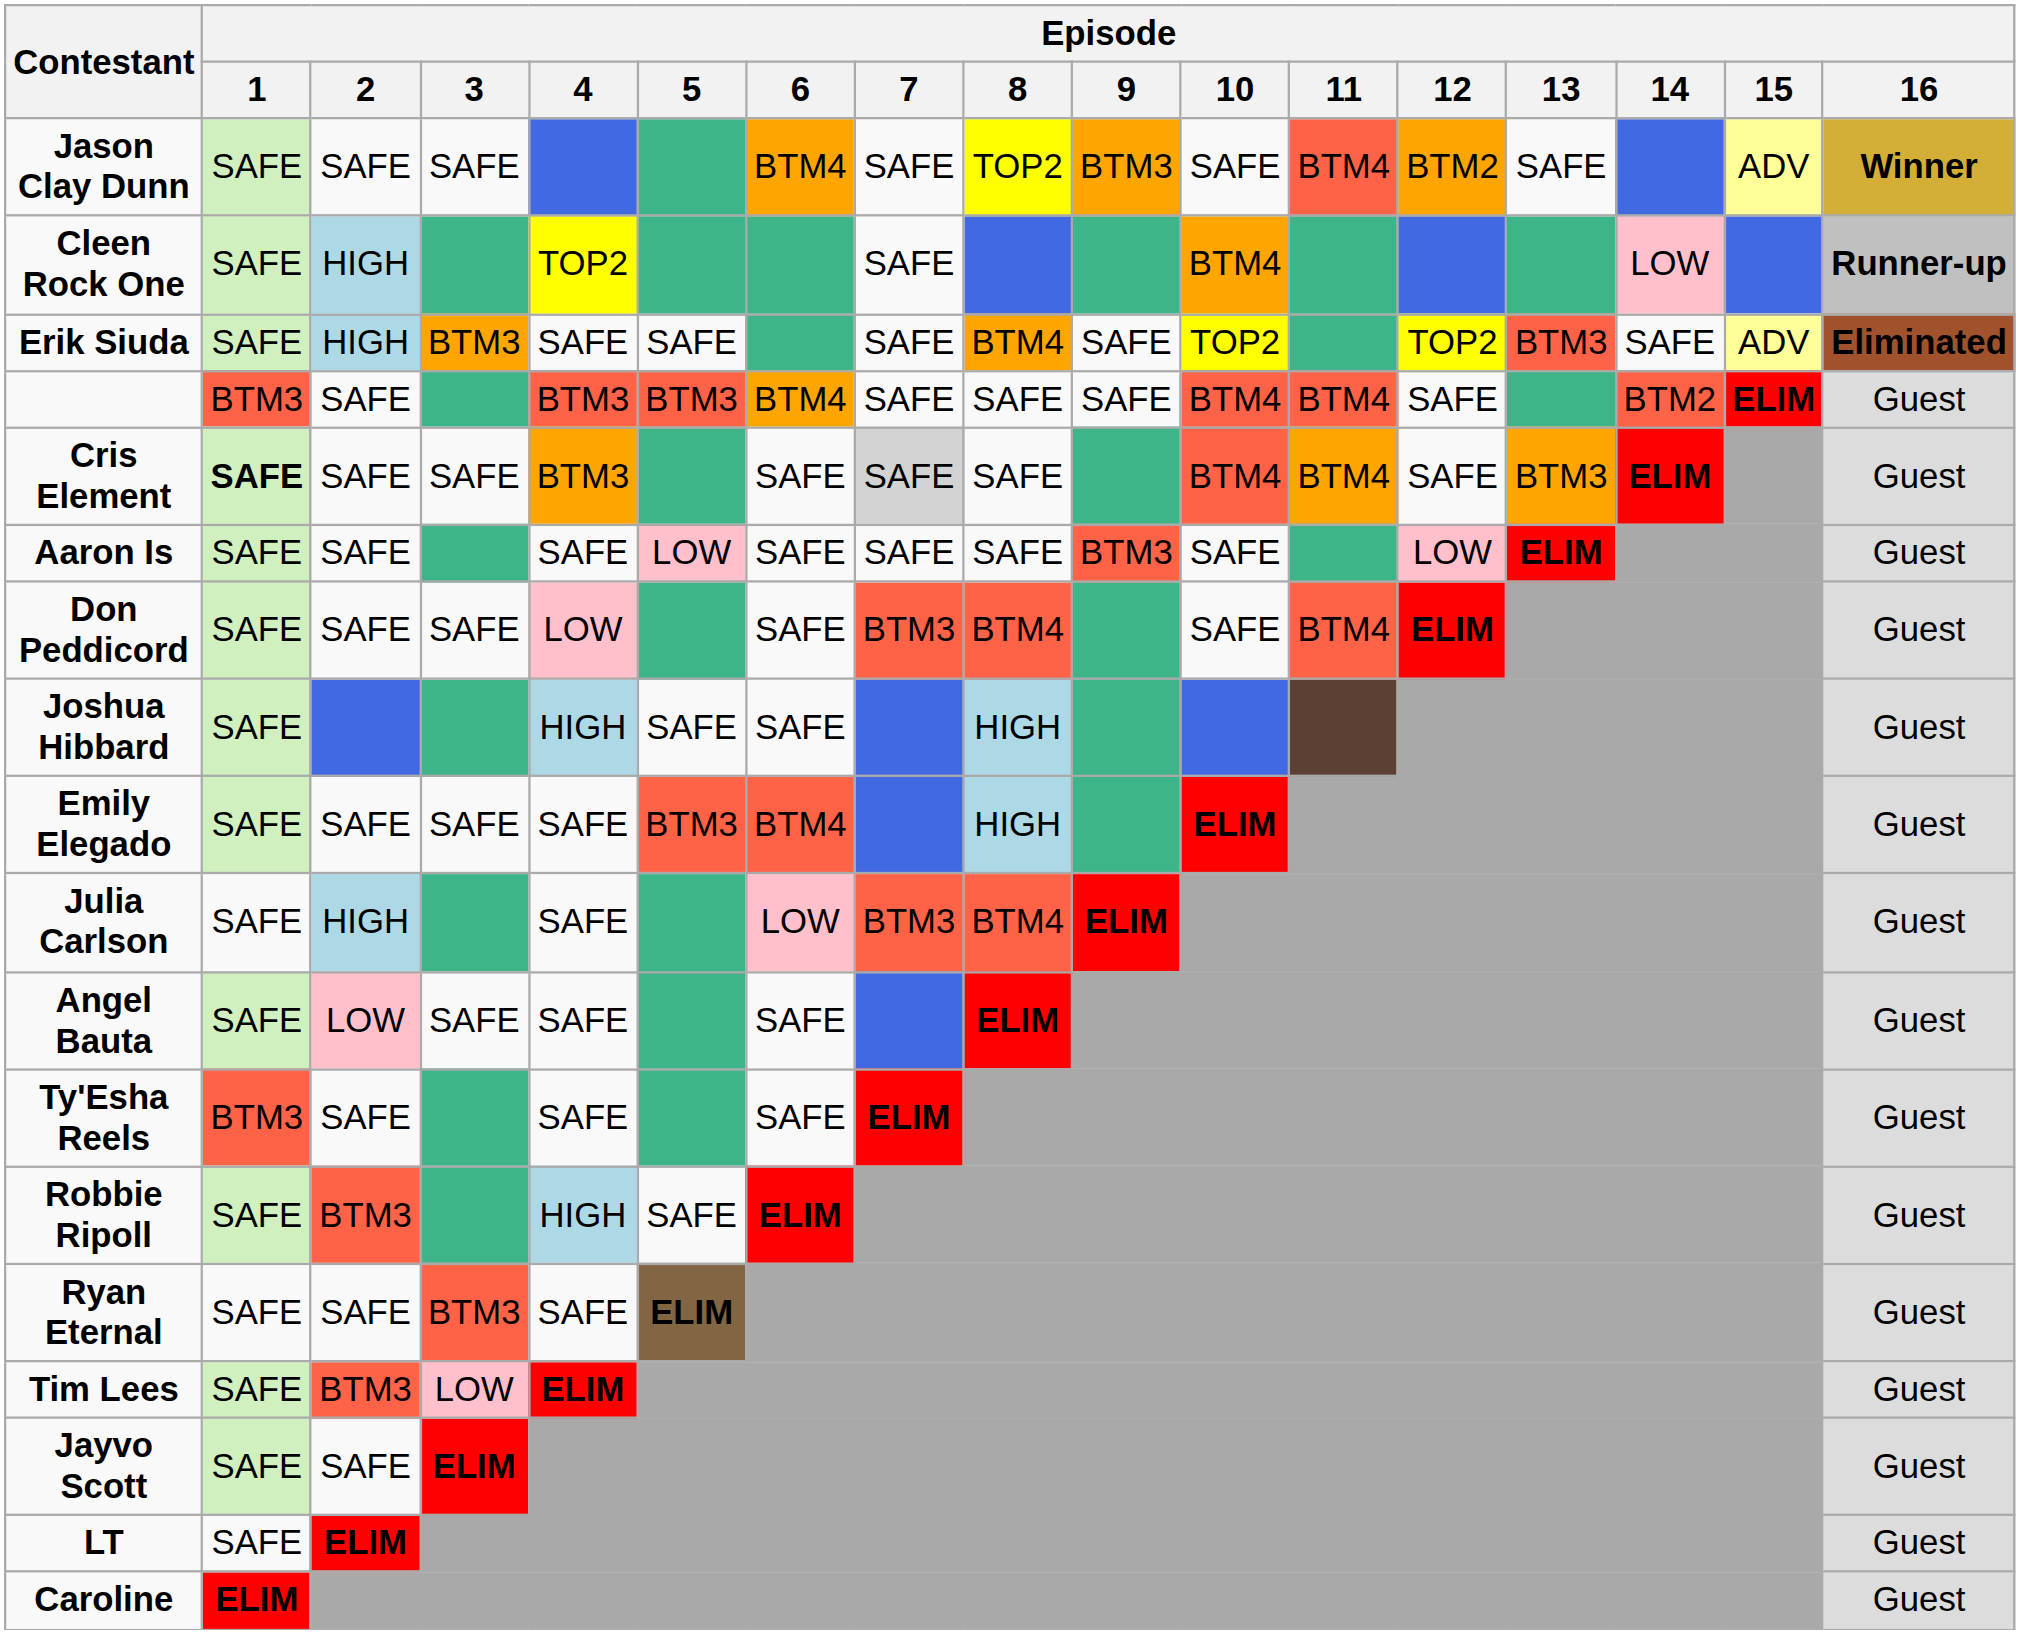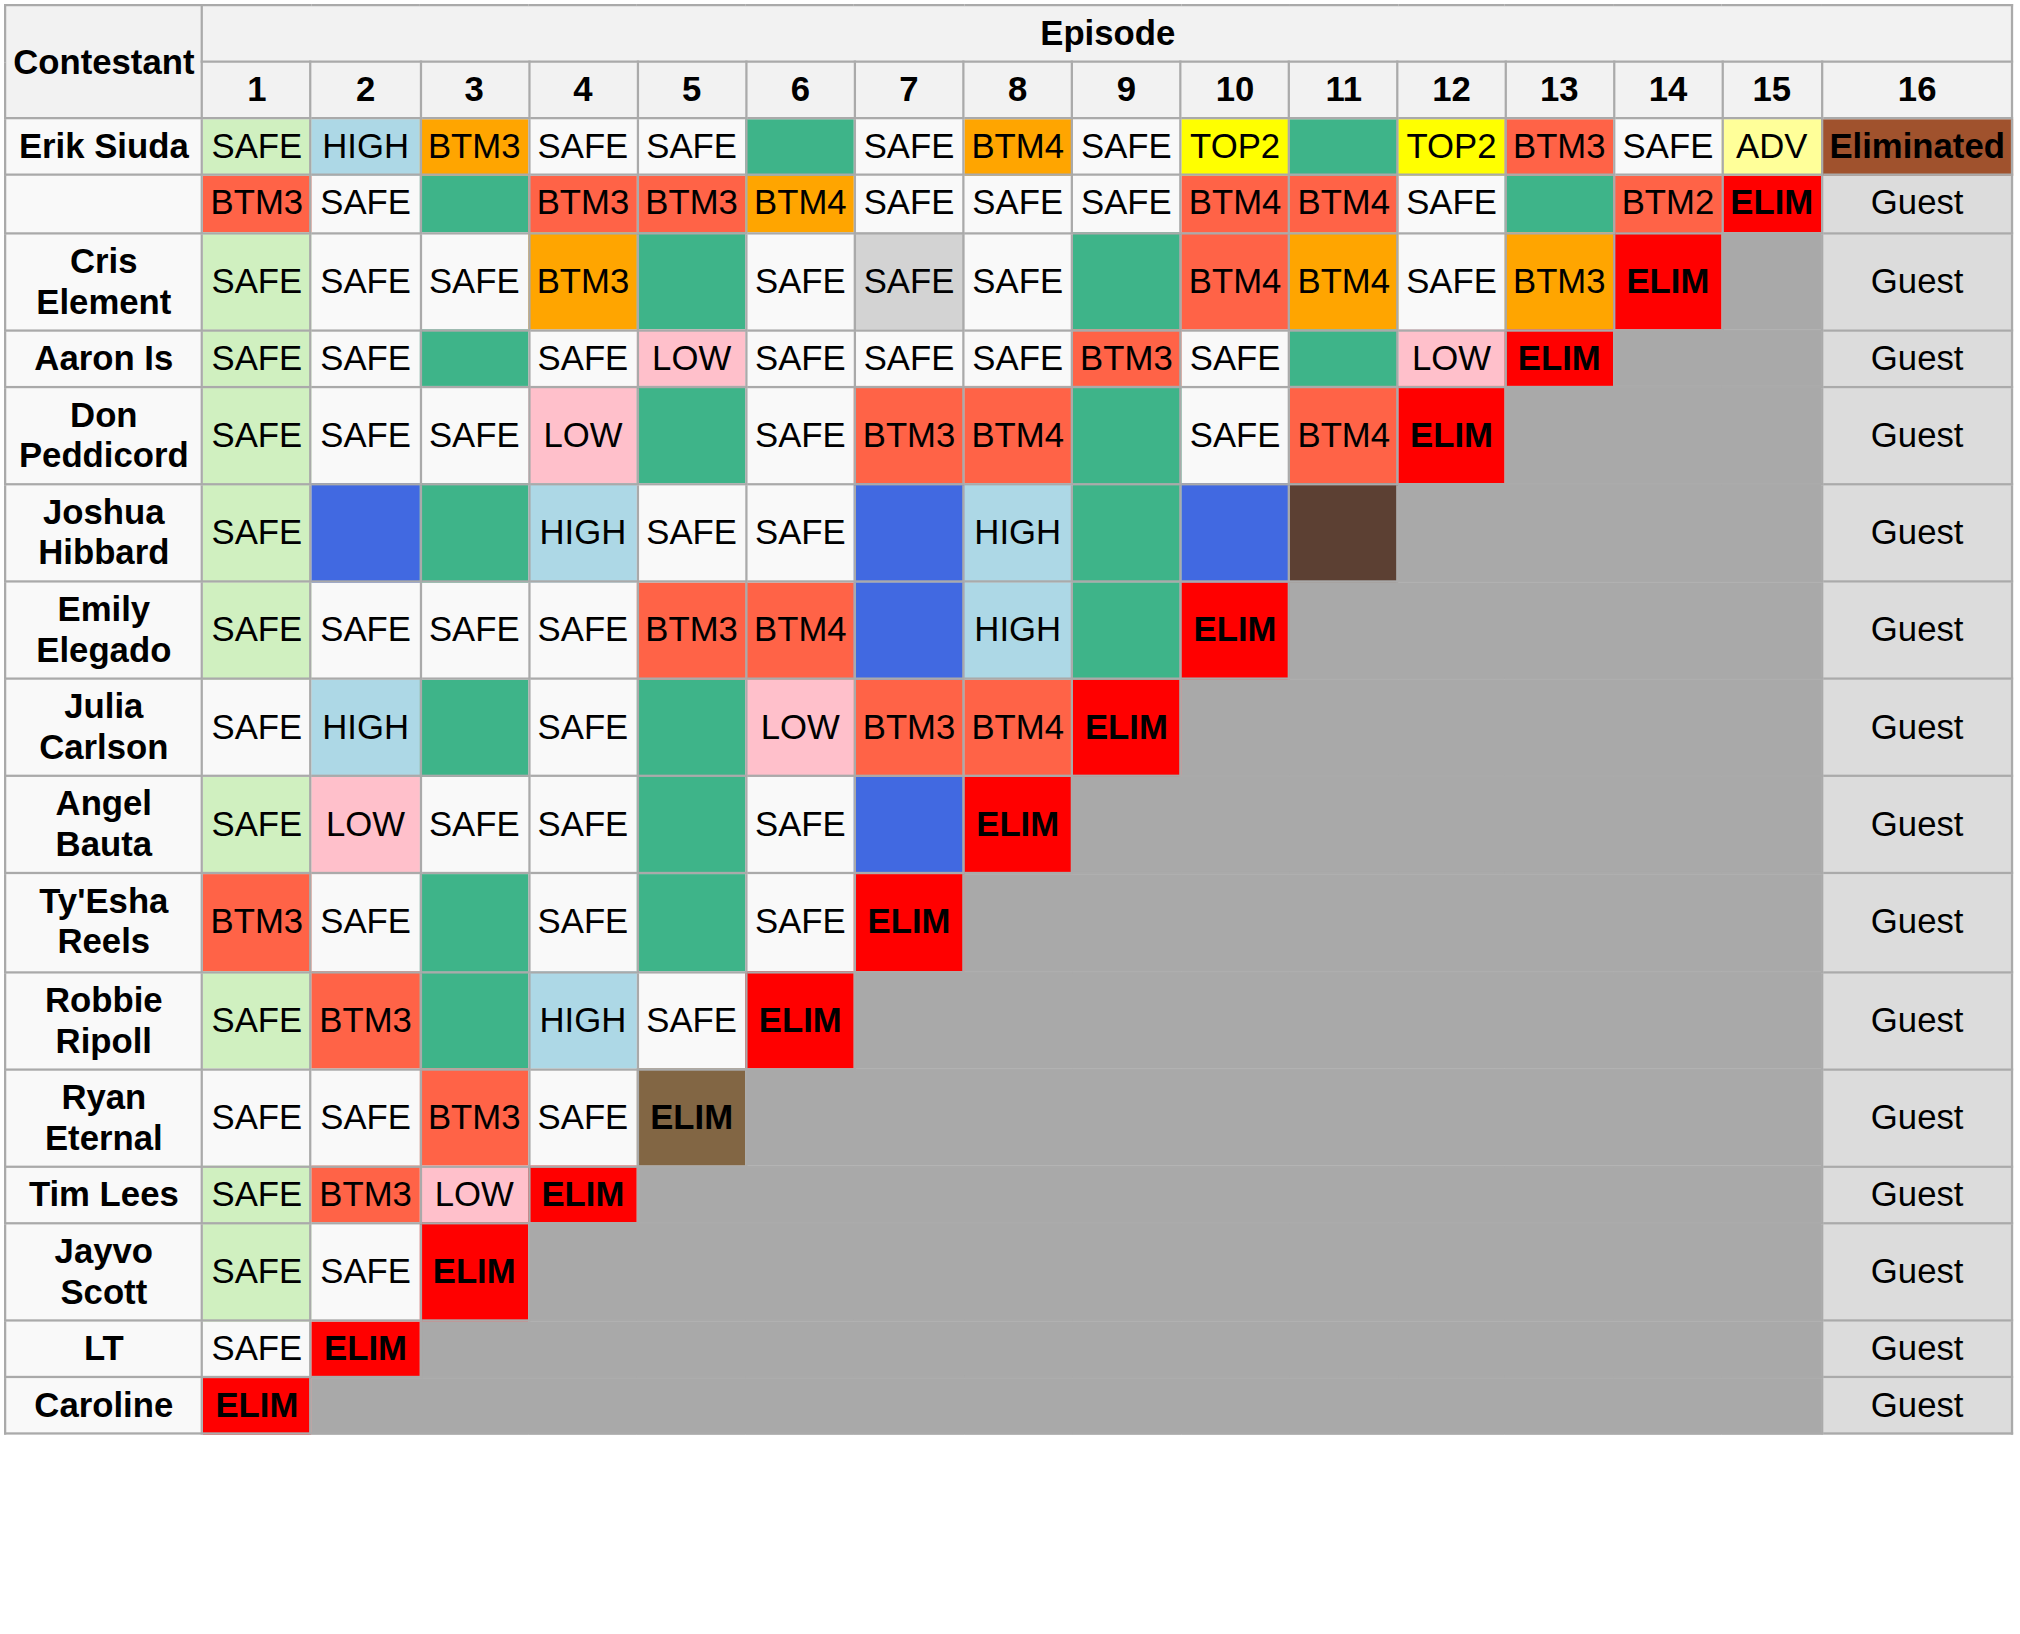- row: (104, 167)
- row: (104, 264)
(257, 475) bold -> (257, 280) normal
